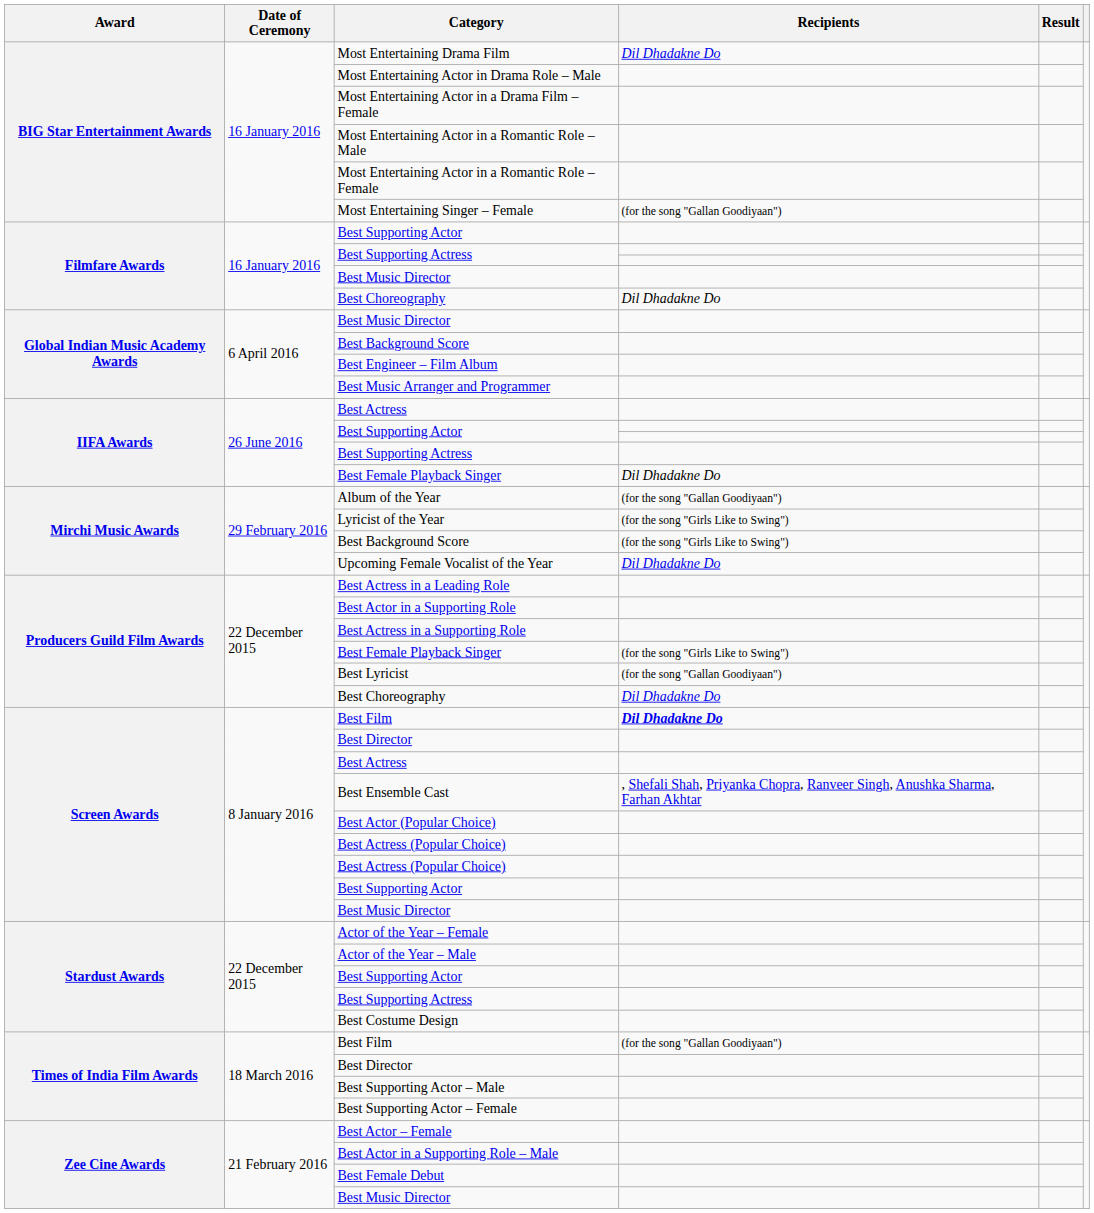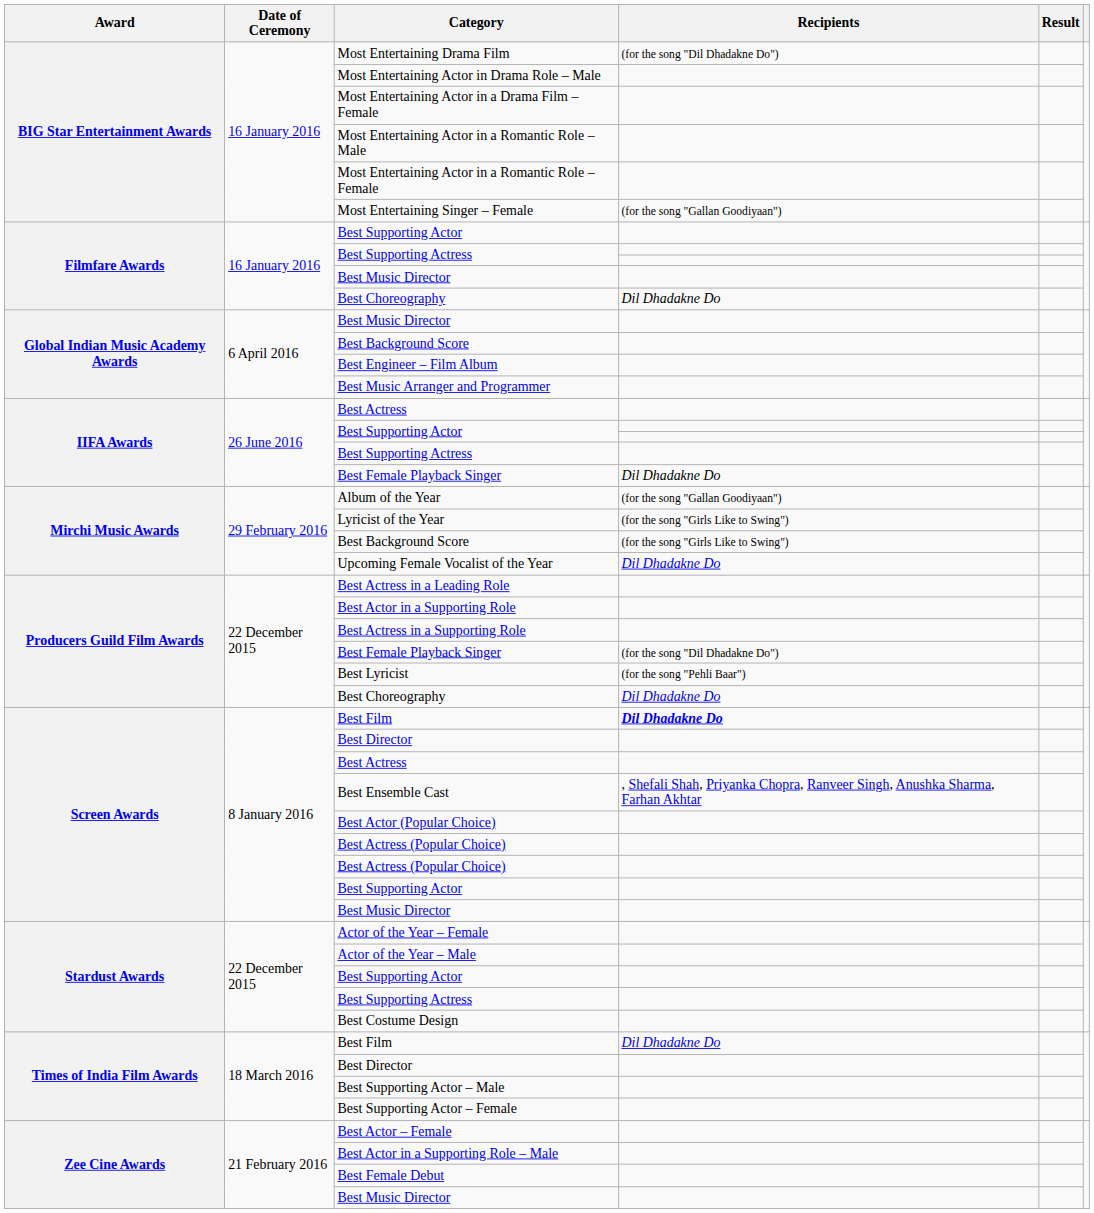(671, 53) Dil Dhadakne Do -> (700, 54) (for the song "Dil Dhadakne Do")
(705, 653) (for the song "Girls Like to Swing") -> (700, 653) (for the song "Dil Dhadakne Do")
(702, 675) (for the song "Gallan Goodiyaan") -> (684, 675) (for the song "Pehli Baar")
(702, 1043) (for the song "Gallan Goodiyaan") -> (671, 1043) Dil Dhadakne Do
